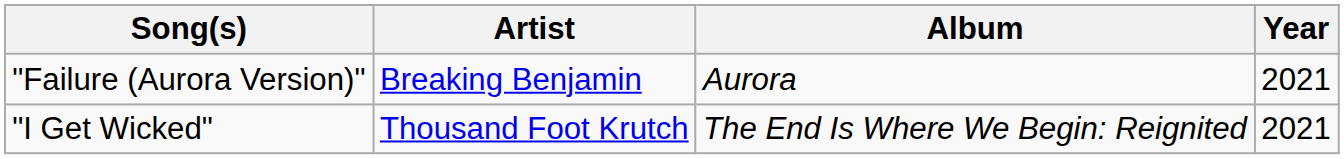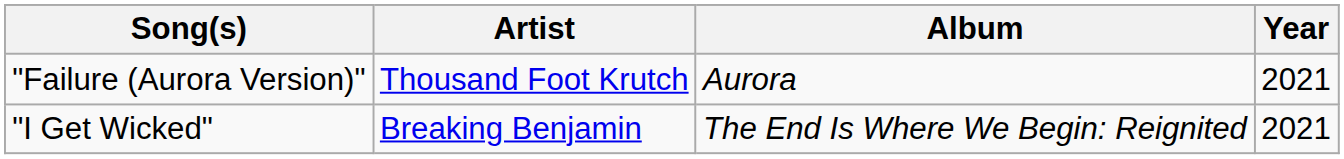(511, 78) Breaking Benjamin -> (534, 78) Thousand Foot Krutch
(534, 128) Thousand Foot Krutch -> (511, 128) Breaking Benjamin
